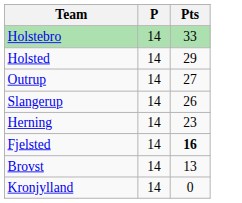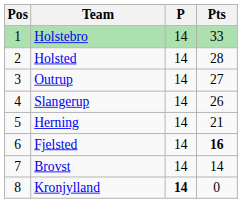+ column: (18, 15)
(190, 58) 29 -> (217, 58) 28
(190, 123) 23 -> (217, 123) 21
(190, 166) 13 -> (217, 166) 14
(154, 187) normal -> (181, 187) bold
